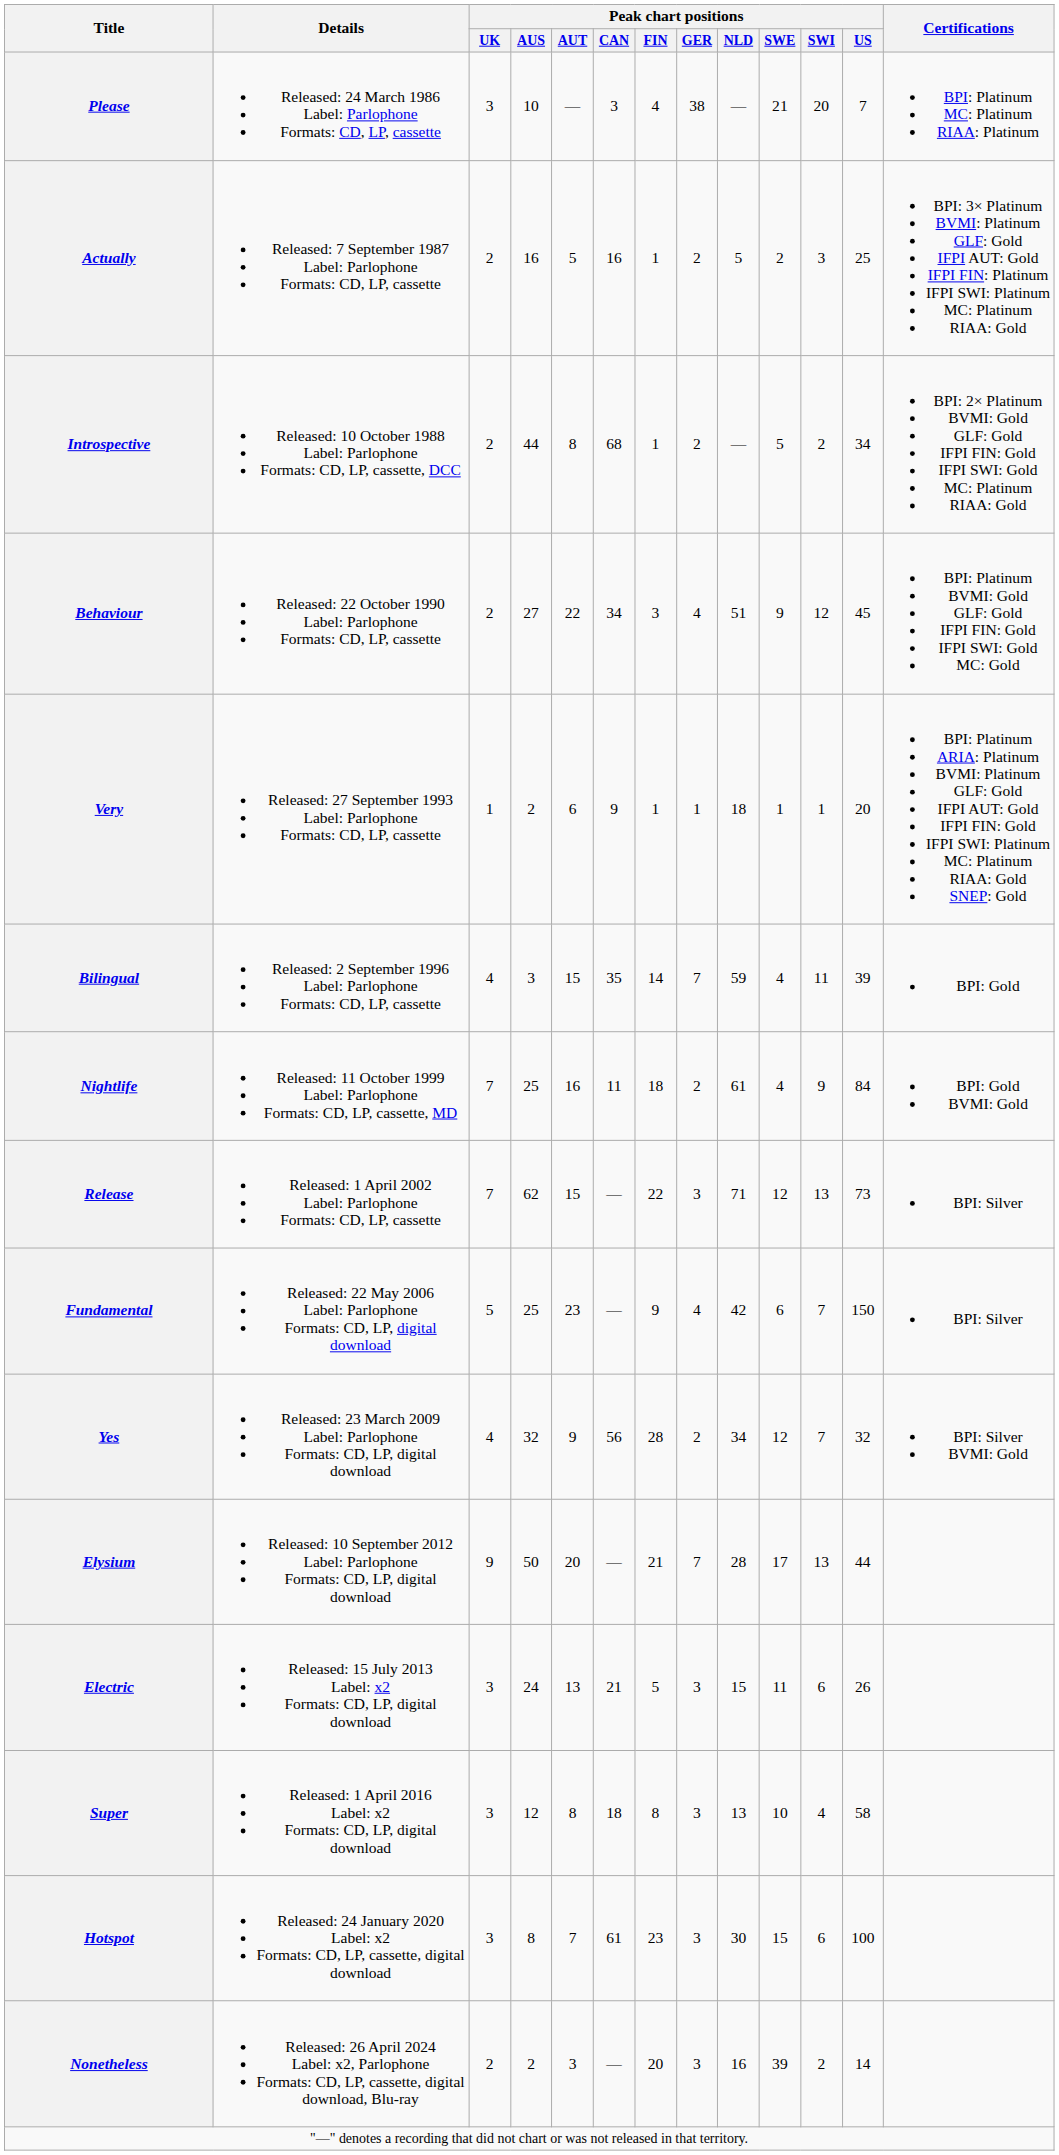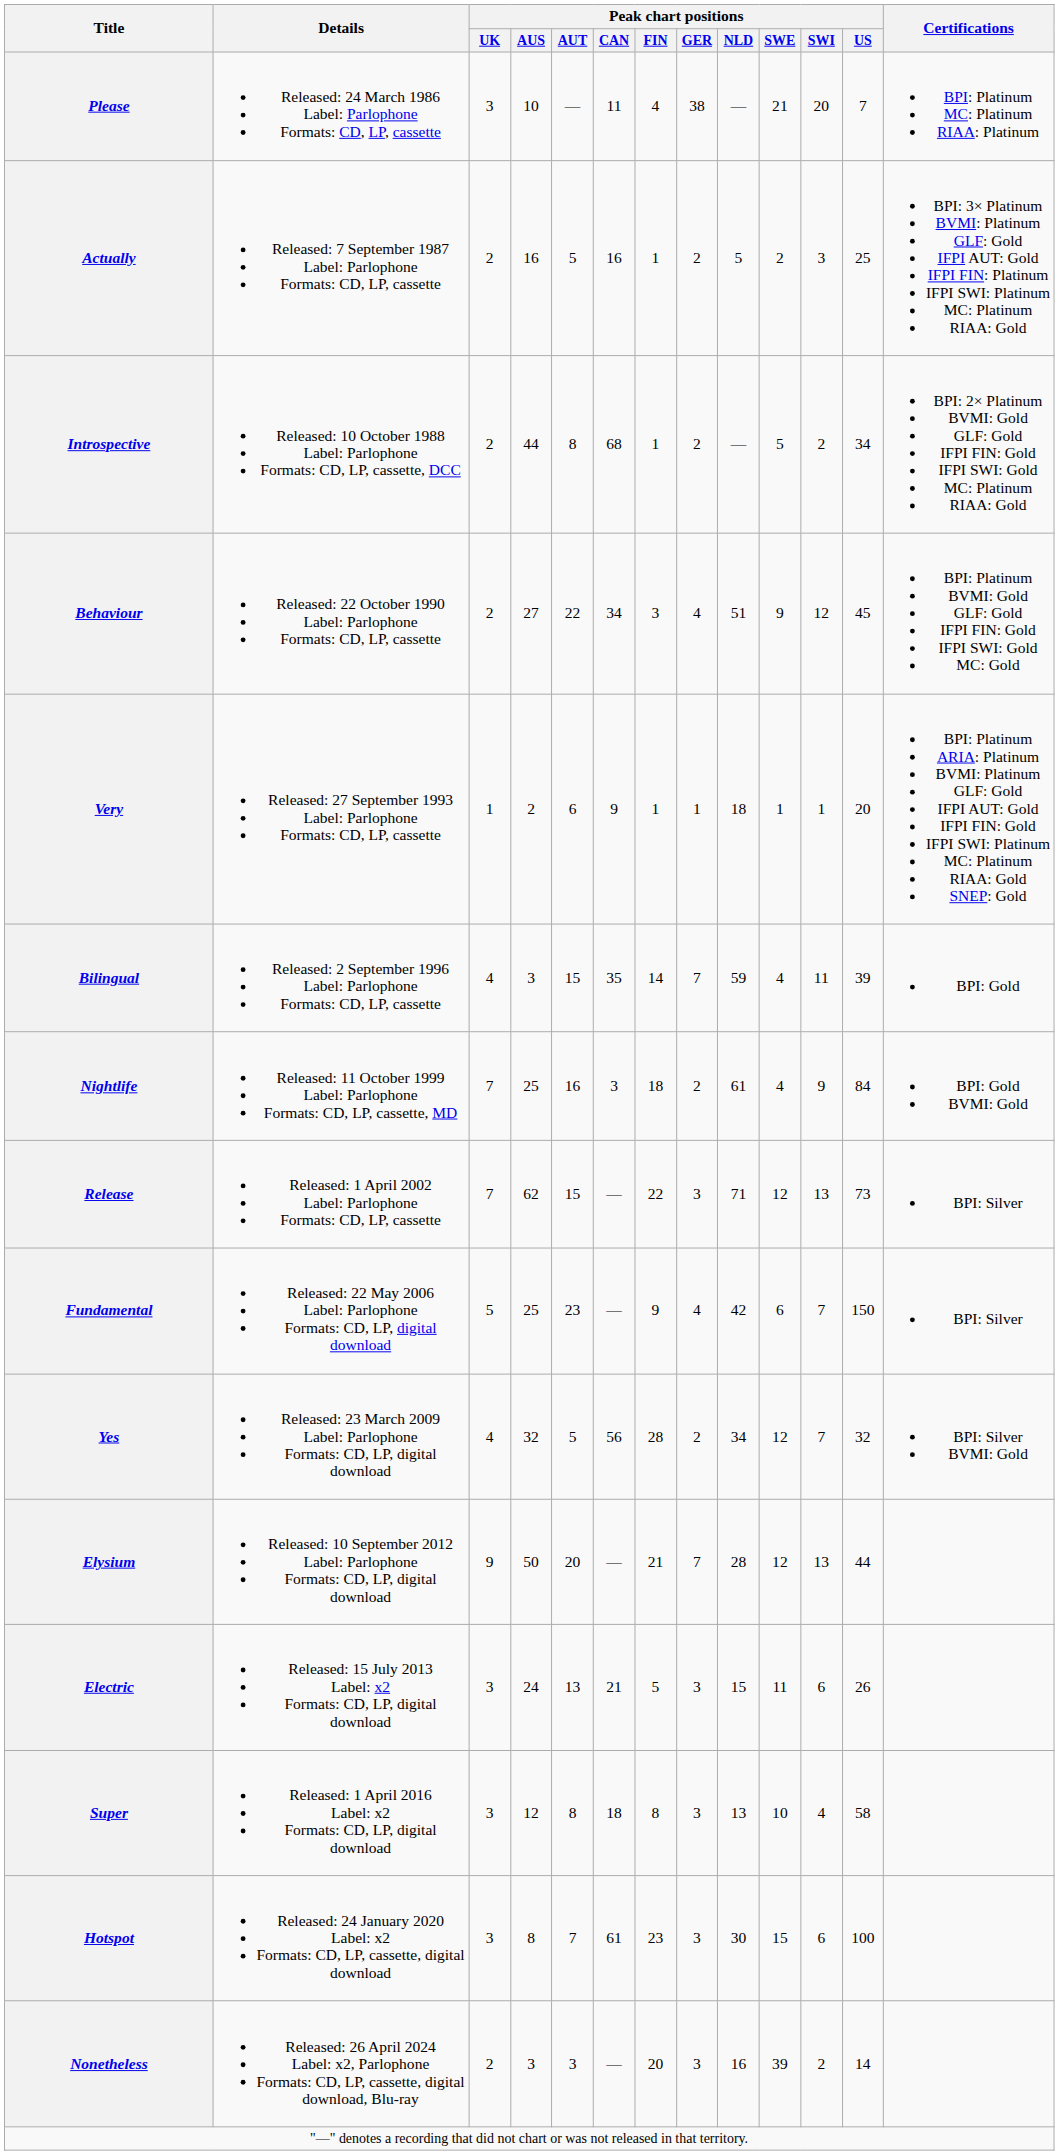(614, 106) 3 -> (614, 106) 11
(614, 1086) 11 -> (614, 1086) 3
(573, 1436) 9 -> (573, 1436) 5
(780, 1561) 17 -> (780, 1561) 12
(531, 2063) 2 -> (531, 2063) 3
